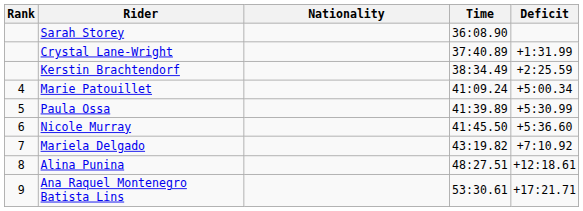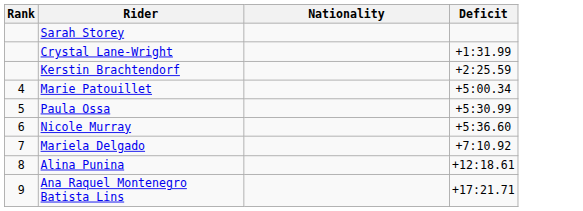- column: (480, 14)
